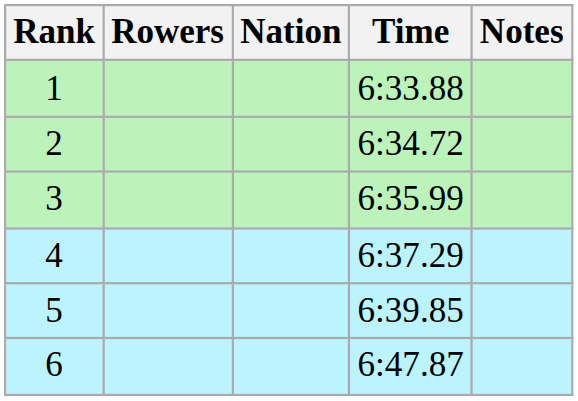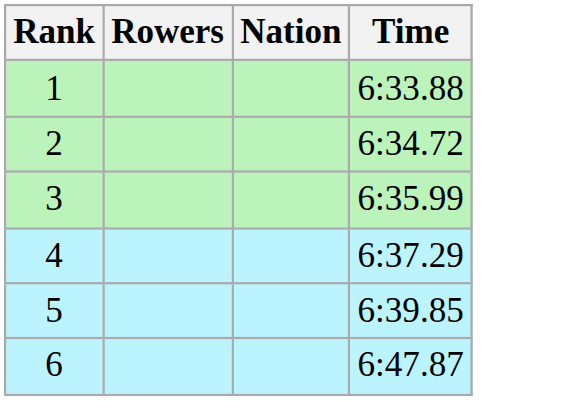- column: (522, 32)
